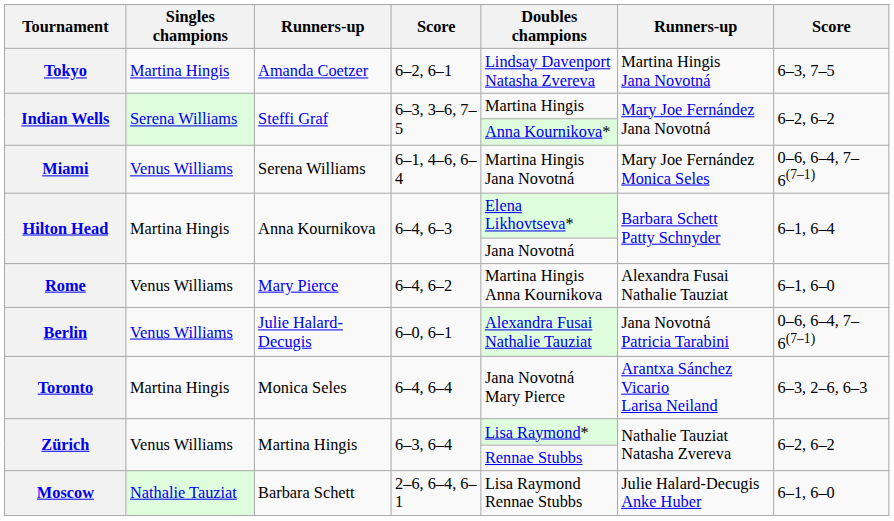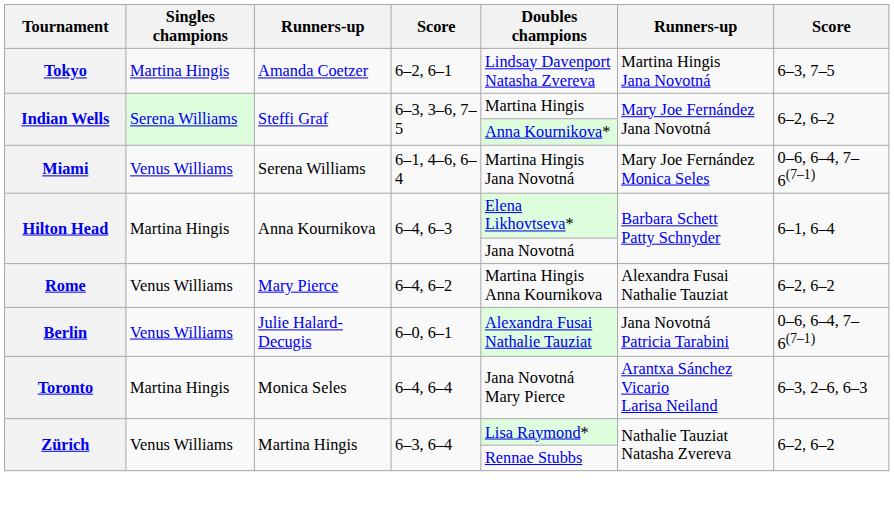(806, 285) 6–1, 6–0 -> (806, 285) 6–2, 6–2
- row: (65, 492)
